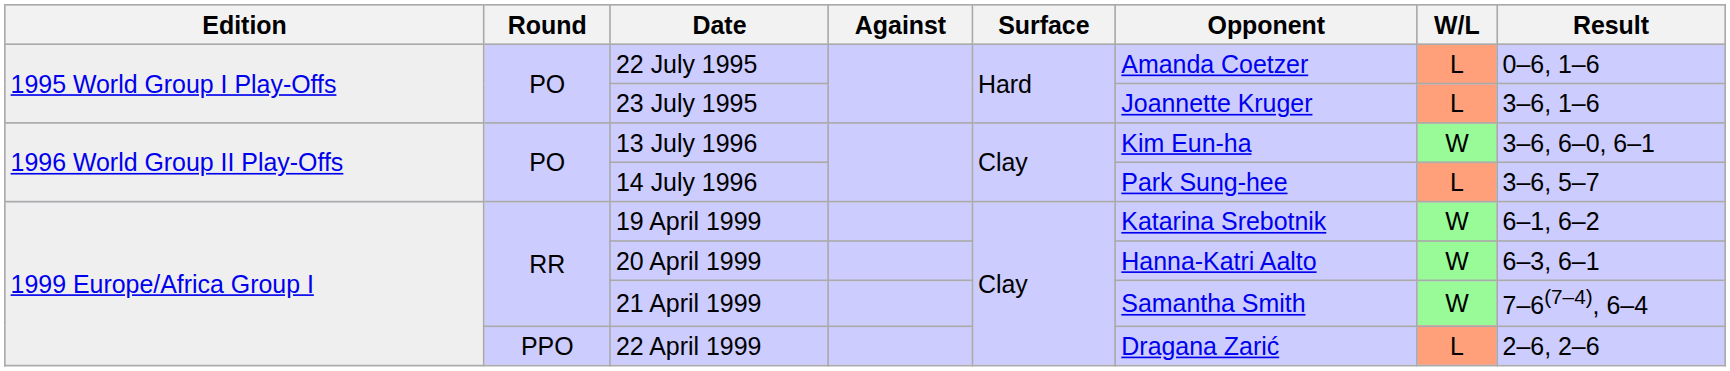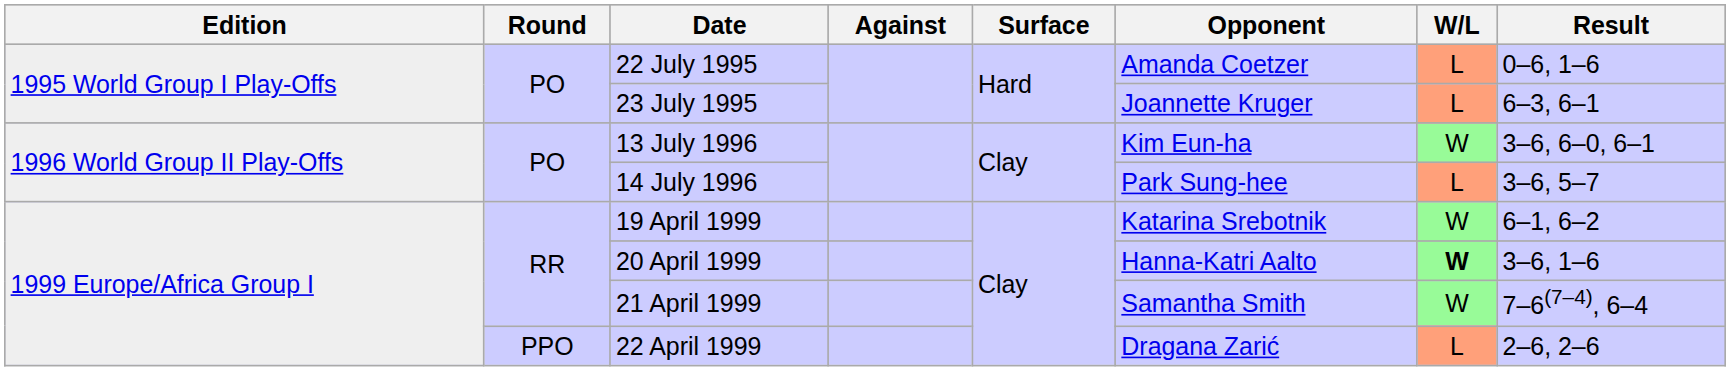(1551, 104) 3–6, 1–6 -> (1551, 104) 6–3, 6–1
(1457, 262) normal -> (1457, 262) bold
(1551, 262) 6–3, 6–1 -> (1551, 262) 3–6, 1–6
